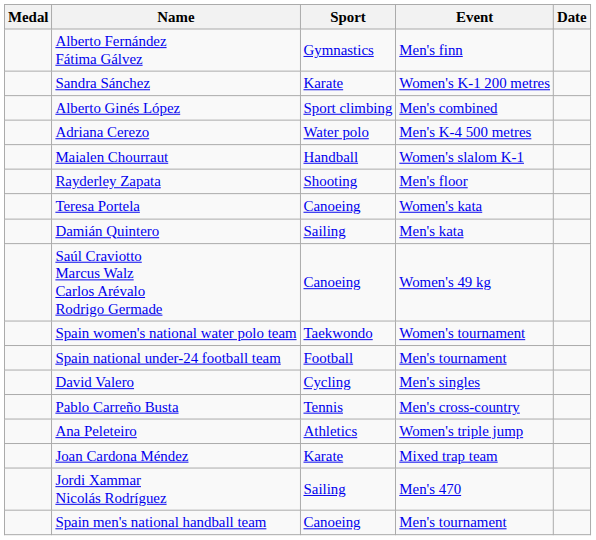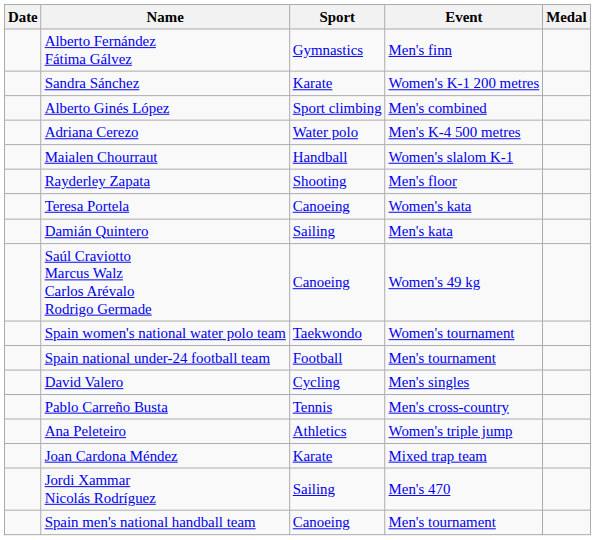columns swapped: (28, 16) <-> (572, 16)
